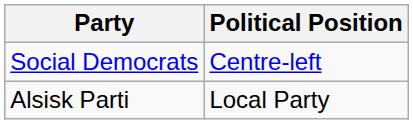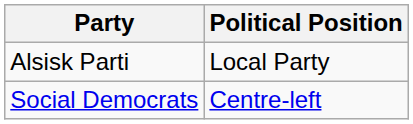rows swapped: (104, 61) <-> (70, 99)
